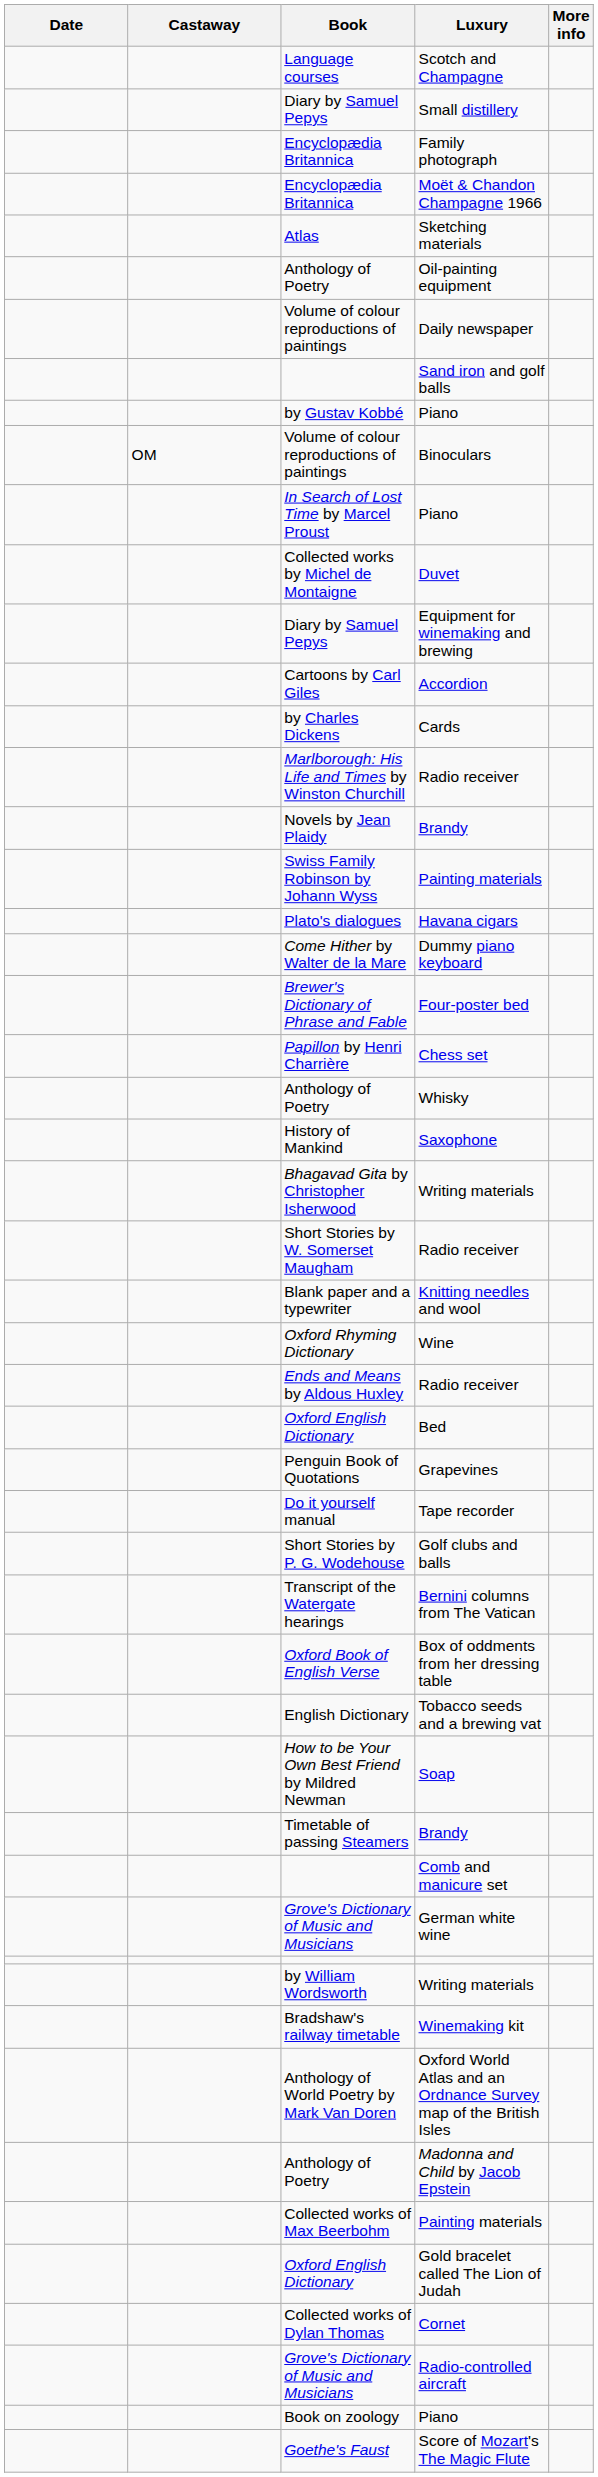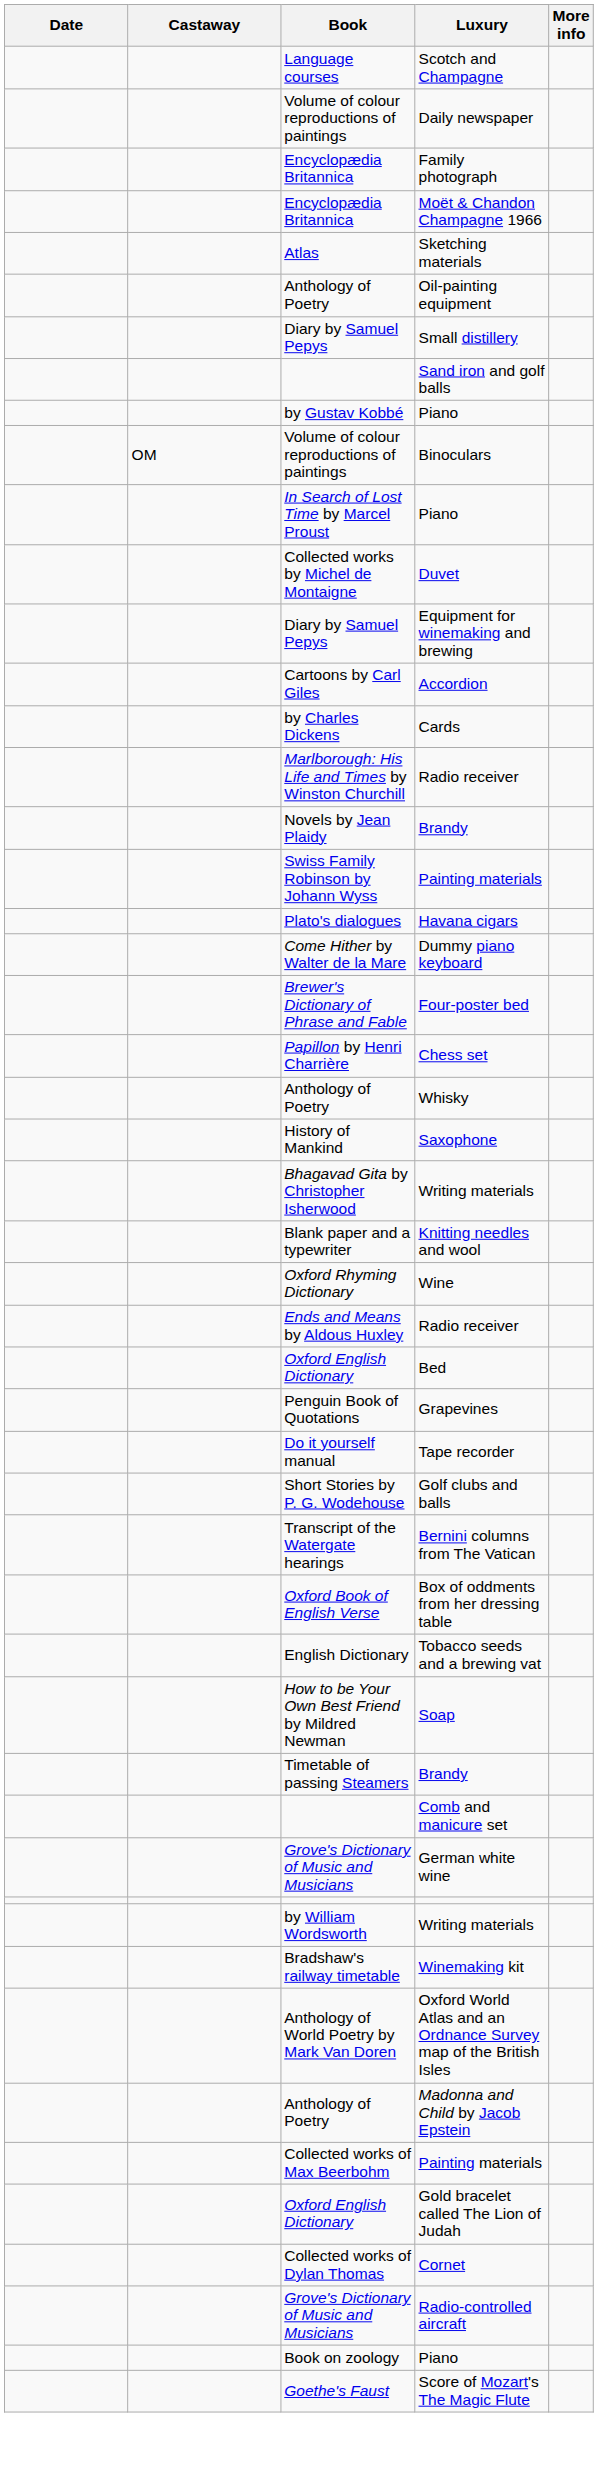rows swapped: (342, 328) <-> (341, 109)
- row: (339, 1250)
